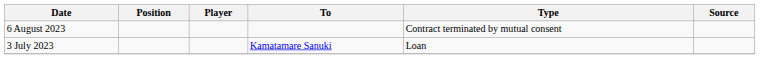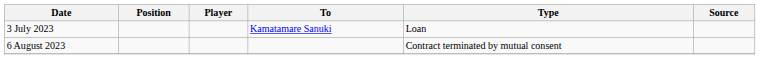rows swapped: (30, 46) <-> (36, 29)
